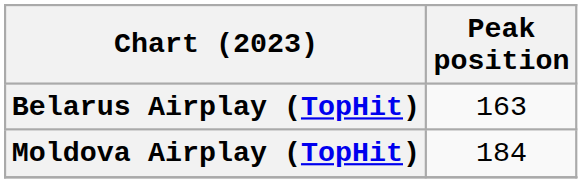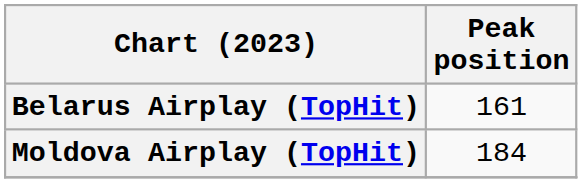(502, 107) 163 -> (502, 107) 161
